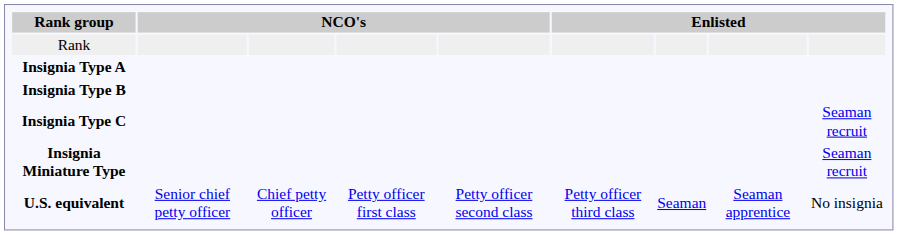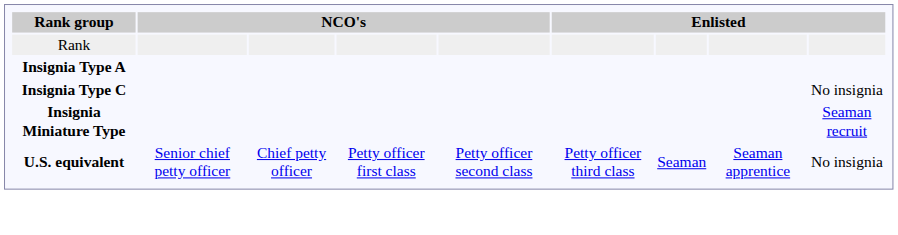- row: (74, 89)
(847, 121) Seaman recruit -> (847, 89) No insignia
